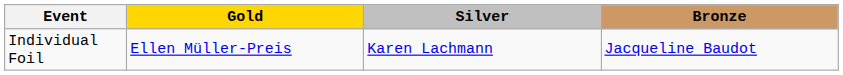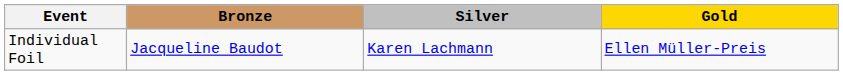columns swapped: (245, 17) <-> (719, 17)
